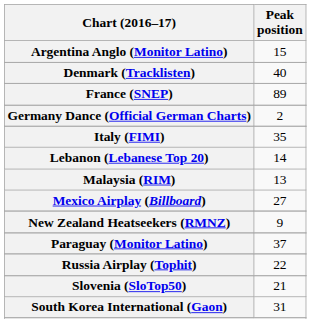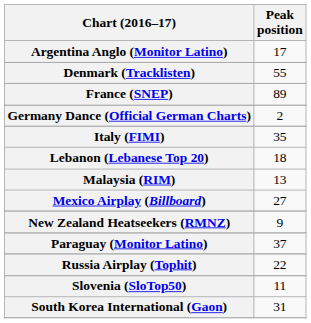(280, 51) 15 -> (280, 51) 17
(280, 72) 40 -> (280, 72) 55
(280, 158) 14 -> (280, 158) 18
(280, 286) 21 -> (280, 286) 11
